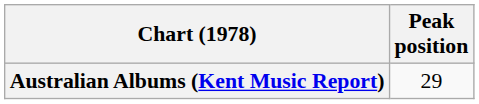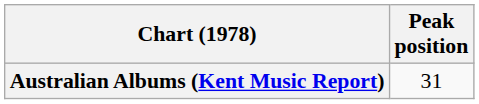(431, 80) 29 -> (431, 80) 31
